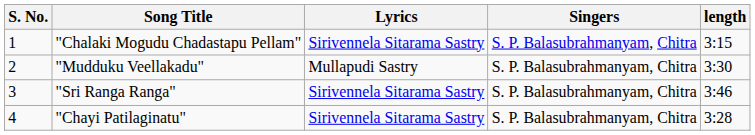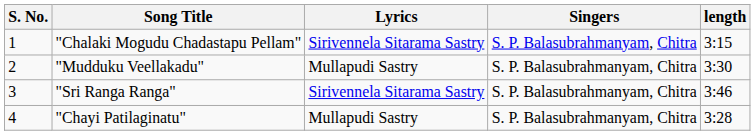(396, 117) Sirivennela Sitarama Sastry -> (363, 117) Mullapudi Sastry
